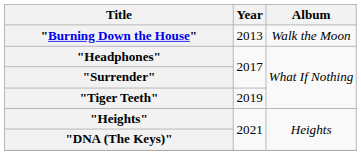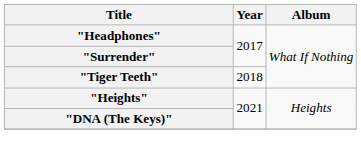- row: (119, 35)
(250, 98) 2019 -> (250, 77) 2018
